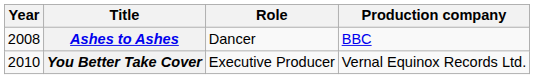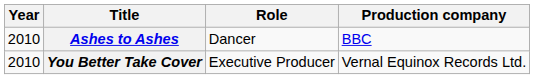(24, 39) 2008 -> (24, 39) 2010
